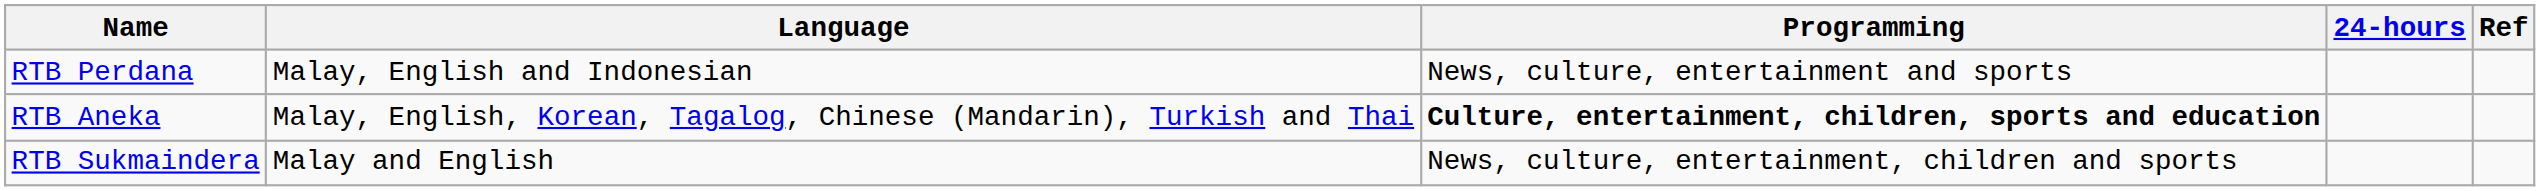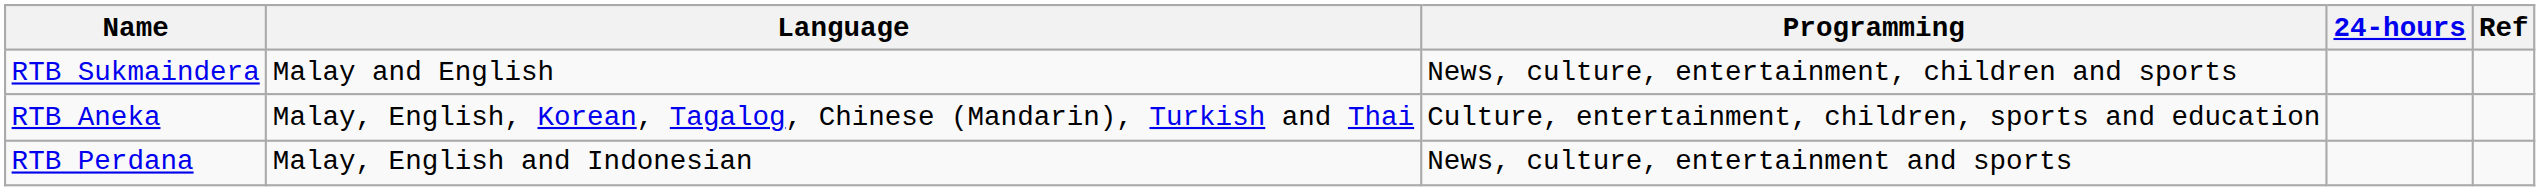rows swapped: (103, 72) <-> (136, 162)
(1874, 117) bold -> (1874, 117) normal
